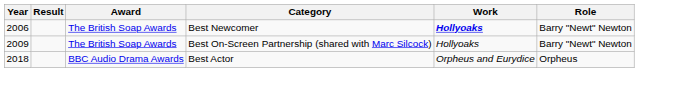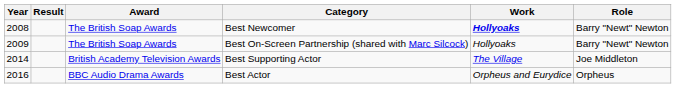(18, 28) 2006 -> (18, 28) 2008
+ row: (273, 59)
(18, 59) 2018 -> (18, 75) 2016
